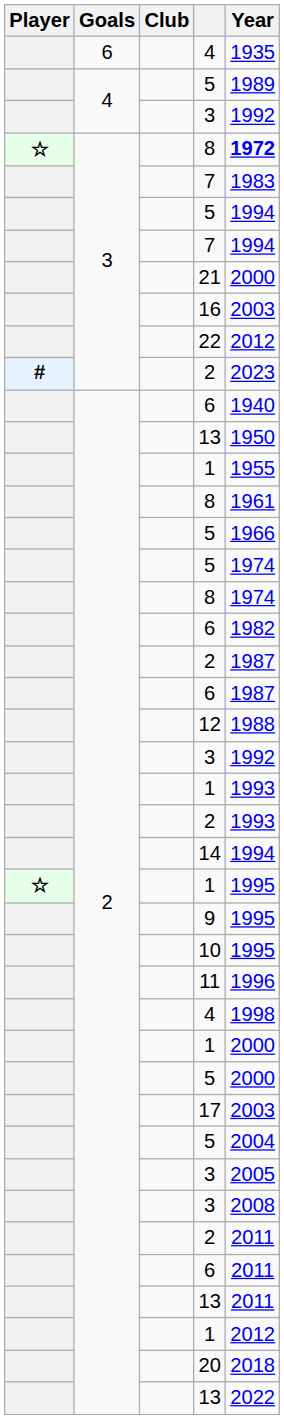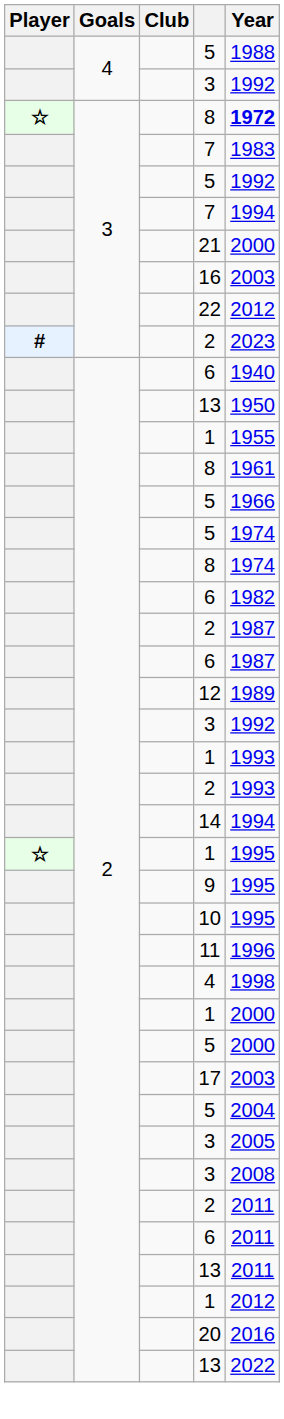- row: (107, 52)
(253, 84) 1989 -> (253, 52) 1988
(253, 213) 1994 -> (253, 181) 1992
(253, 725) 1988 -> (253, 693) 1989
(253, 1365) 2018 -> (253, 1333) 2016
